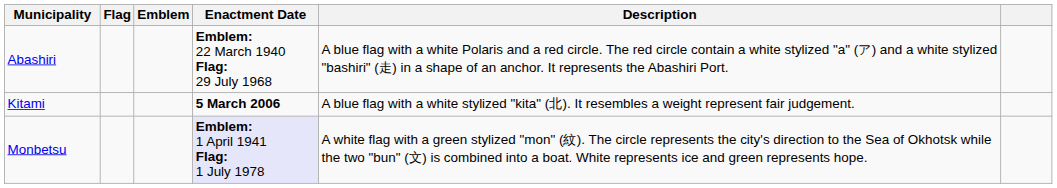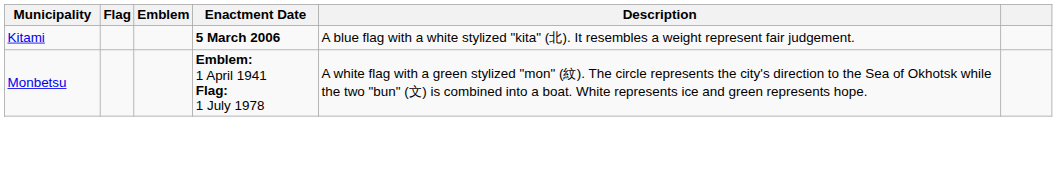- row: (32, 59)
(231, 149) lavender background -> (231, 82) no background
